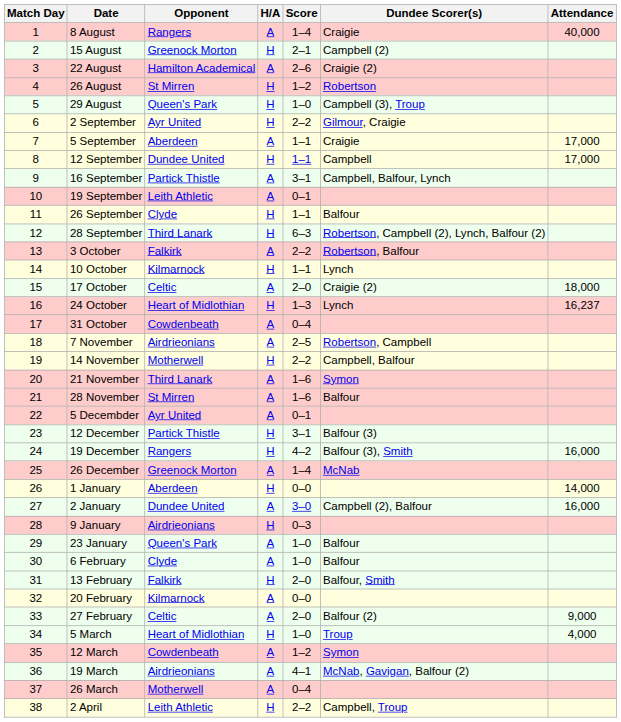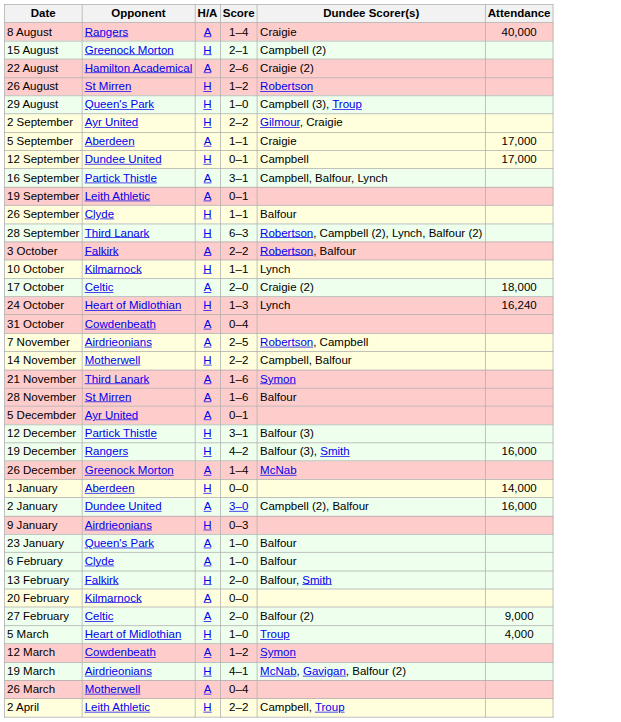- column: (36, 13)
(302, 159) 1–1 -> (239, 159) 0–1
(582, 305) 16,237 -> (519, 305) 16,240
(270, 671) A -> (208, 671) H
